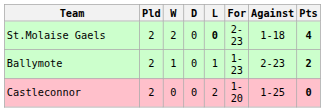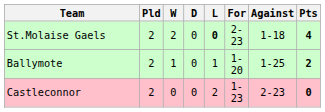(237, 64) 1-23 -> (237, 64) 1-20
(273, 64) 2-23 -> (273, 64) 1-25
(237, 93) 1-20 -> (237, 93) 1-23
(273, 93) 1-25 -> (273, 93) 2-23
